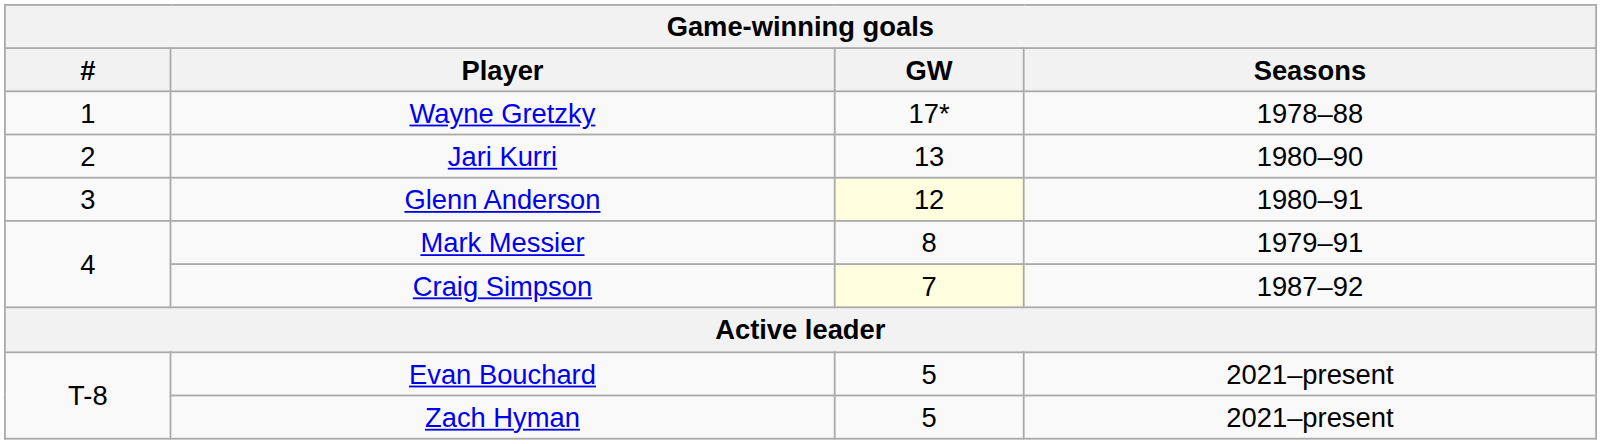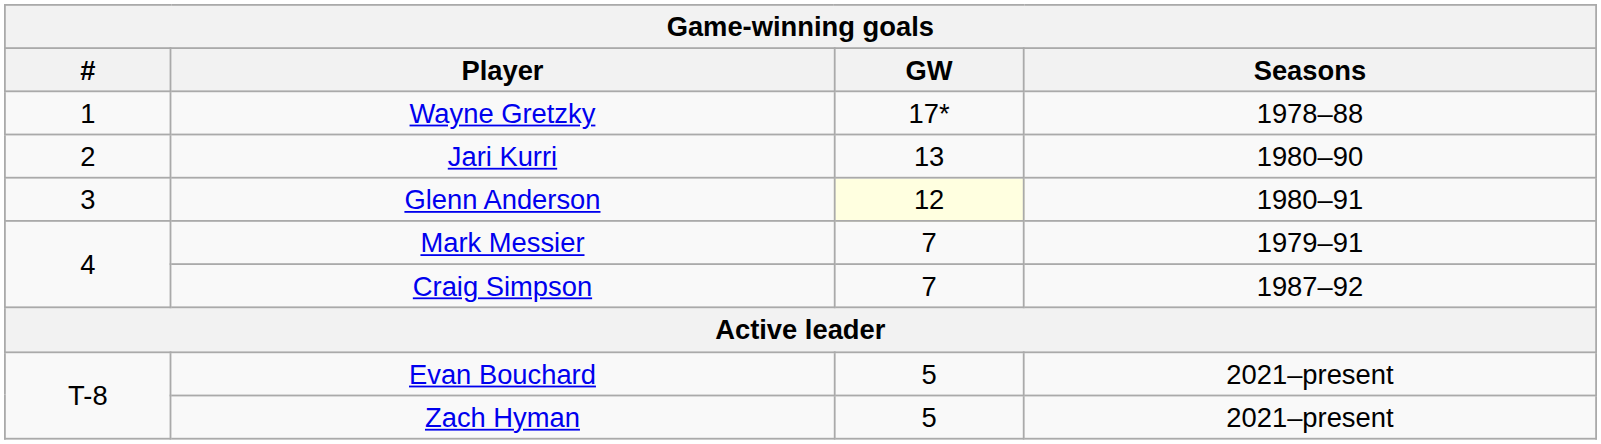(929, 243) 8 -> (929, 243) 7
(929, 287) lightyellow background -> (929, 287) no background
